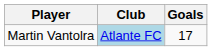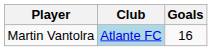(185, 35) 17 -> (185, 35) 16
